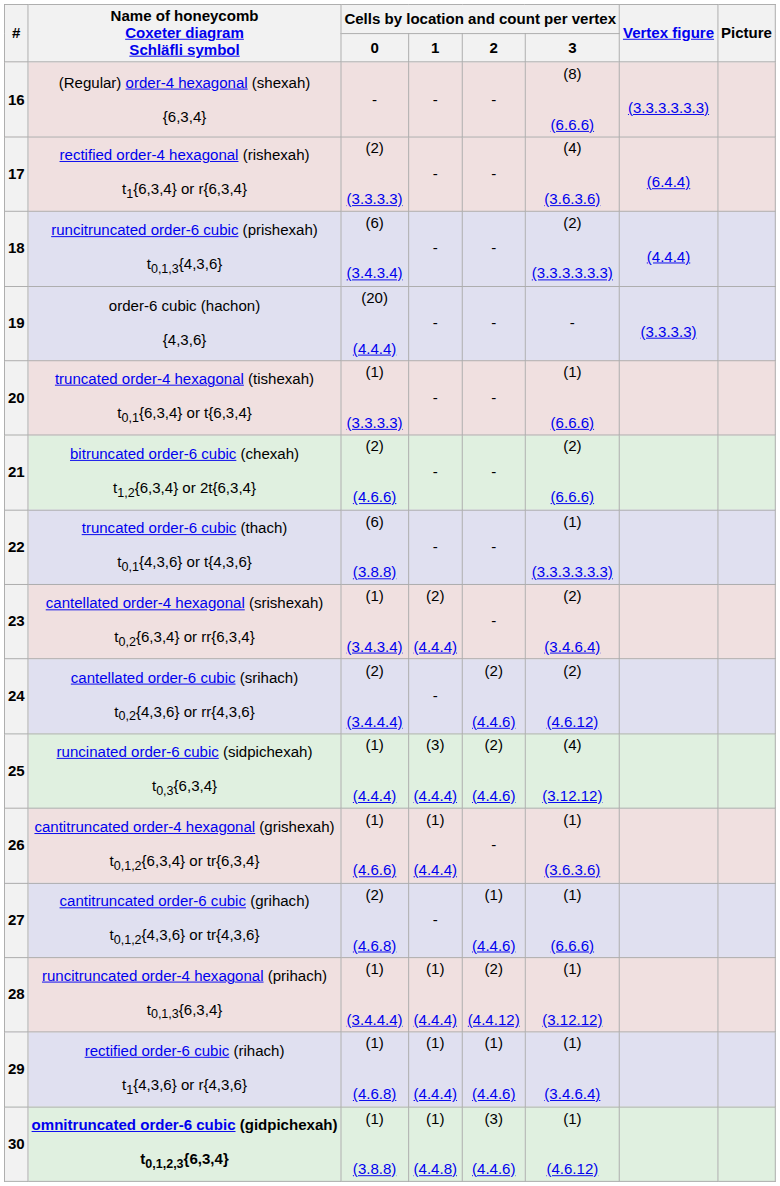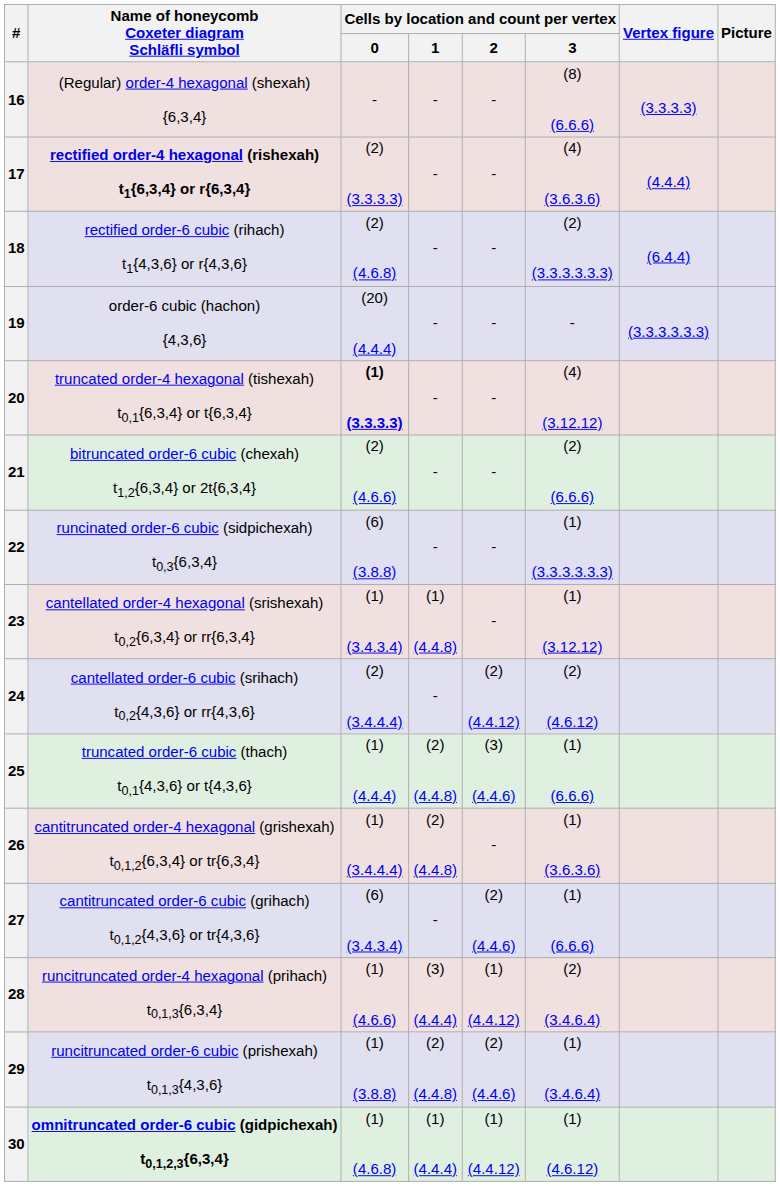(669, 107) (3.3.3.3.3.3) -> (669, 107) (3.3.3.3)
(185, 174) normal -> (185, 174) bold
(669, 182) (6.4.4) -> (669, 182) (4.4.4)
(185, 249) runcitruncated order-6 cubic (prishexah) t0,1,3{4,3,6} -> (185, 249) rectified order-6 cubic (rihach) t1{4,3,6} or r{4,3,6}
(375, 248) (6) (3.4.3.4) -> (375, 248) (2) (4.6.8)
(669, 257) (4.4.4) -> (669, 257) (6.4.4)
(669, 331) (3.3.3.3) -> (669, 331) (3.3.3.3.3.3)
(375, 397) normal -> (375, 397) bold
(572, 397) (1) (6.6.6) -> (572, 397) (4) (3.12.12)
(185, 547) truncated order-6 cubic (thach) t0,1{4,3,6} or t{4,3,6} -> (185, 547) runcinated order-6 cubic (sidpichexah) t0,3{6,3,4}
(435, 621) (2) (4.4.4) -> (435, 621) (1) (4.4.8)
(572, 621) (2) (3.4.6.4) -> (572, 621) (1) (3.12.12)
(494, 696) (2) (4.4.6) -> (494, 696) (2) (4.4.12)
(185, 771) runcinated order-6 cubic (sidpichexah) t0,3{6,3,4} -> (185, 771) truncated order-6 cubic (thach) t0,1{4,3,6} or t{4,3,6}
(435, 771) (3) (4.4.4) -> (435, 771) (2) (4.4.8)
(494, 771) (2) (4.4.6) -> (494, 771) (3) (4.4.6)
(572, 771) (4) (3.12.12) -> (572, 771) (1) (6.6.6)
(375, 845) (1) (4.6.6) -> (375, 845) (1) (3.4.4.4)
(435, 845) (1) (4.4.4) -> (435, 845) (2) (4.4.8)
(375, 920) (2) (4.6.8) -> (375, 920) (6) (3.4.3.4)
(494, 920) (1) (4.4.6) -> (494, 920) (2) (4.4.6)
(375, 994) (1) (3.4.4.4) -> (375, 994) (1) (4.6.6)
(435, 994) (1) (4.4.4) -> (435, 994) (3) (4.4.4)
(494, 994) (2) (4.4.12) -> (494, 994) (1) (4.4.12)
(572, 994) (1) (3.12.12) -> (572, 994) (2) (3.4.6.4)
(185, 1069) rectified order-6 cubic (rihach) t1{4,3,6} or r{4,3,6} -> (185, 1069) runcitruncated order-6 cubic (prishexah) t0,1,3{4,3,6}
(375, 1069) (1) (4.6.8) -> (375, 1069) (1) (3.8.8)
(435, 1069) (1) (4.4.4) -> (435, 1069) (2) (4.4.8)
(494, 1069) (1) (4.4.6) -> (494, 1069) (2) (4.4.6)
(375, 1144) (1) (3.8.8) -> (375, 1144) (1) (4.6.8)
(435, 1144) (1) (4.4.8) -> (435, 1144) (1) (4.4.4)
(494, 1144) (3) (4.4.6) -> (494, 1144) (1) (4.4.12)
